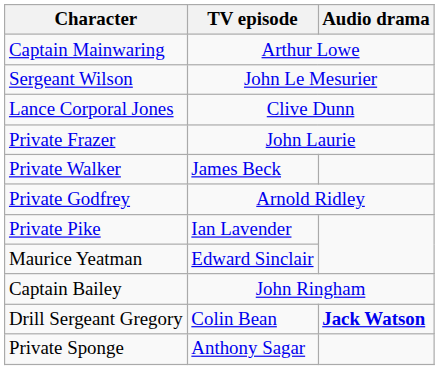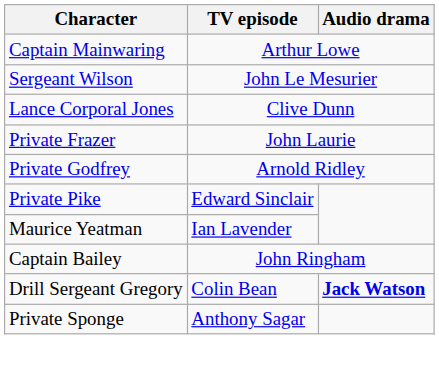- row: (65, 169)
(241, 229) Ian Lavender -> (252, 199) Edward Sinclair
(252, 259) Edward Sinclair -> (241, 229) Ian Lavender
